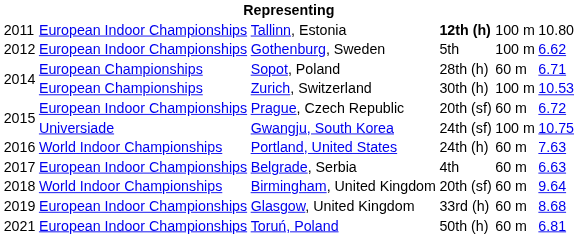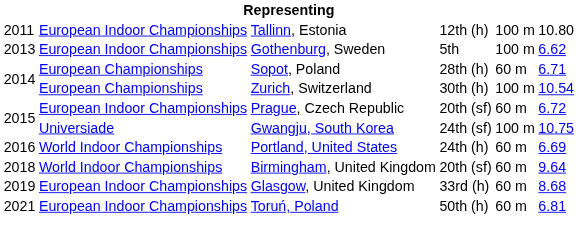(465, 30) bold -> (464, 30) normal
(20, 49) 2012 -> (20, 49) 2013
(556, 89) 10.53 -> (556, 89) 10.54
(552, 147) 7.63 -> (552, 147) 6.69
- row: (304, 167)
